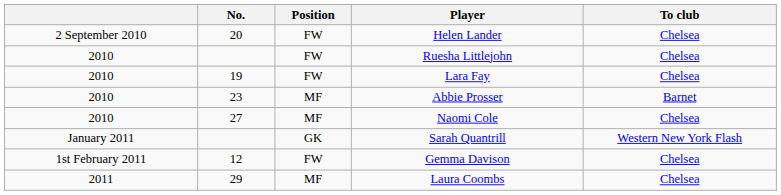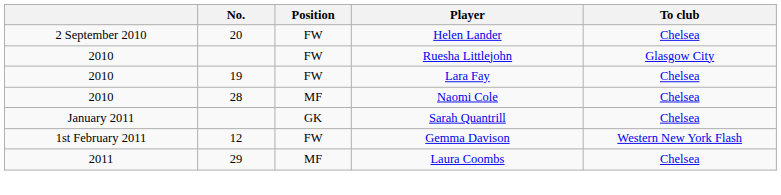(680, 55) Chelsea -> (680, 55) Glasgow City
- row: (467, 96)
(236, 117) 27 -> (236, 96) 28
(680, 138) Western New York Flash -> (680, 117) Chelsea
(680, 158) Chelsea -> (680, 138) Western New York Flash
